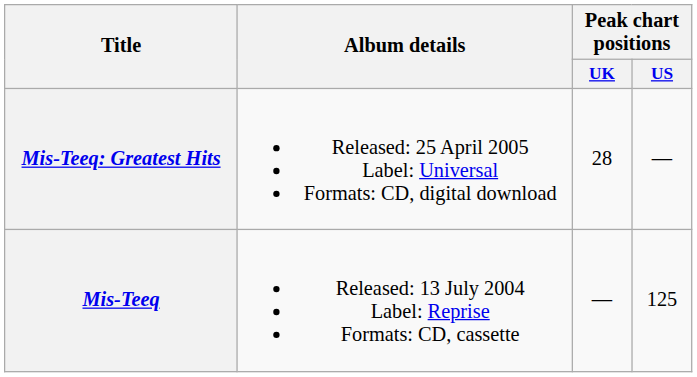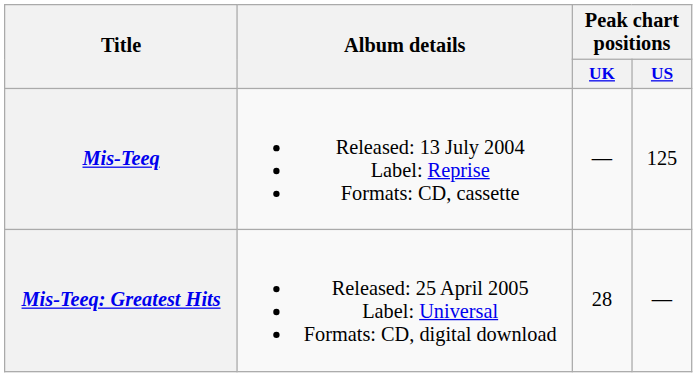rows swapped: (121, 300) <-> (121, 158)
